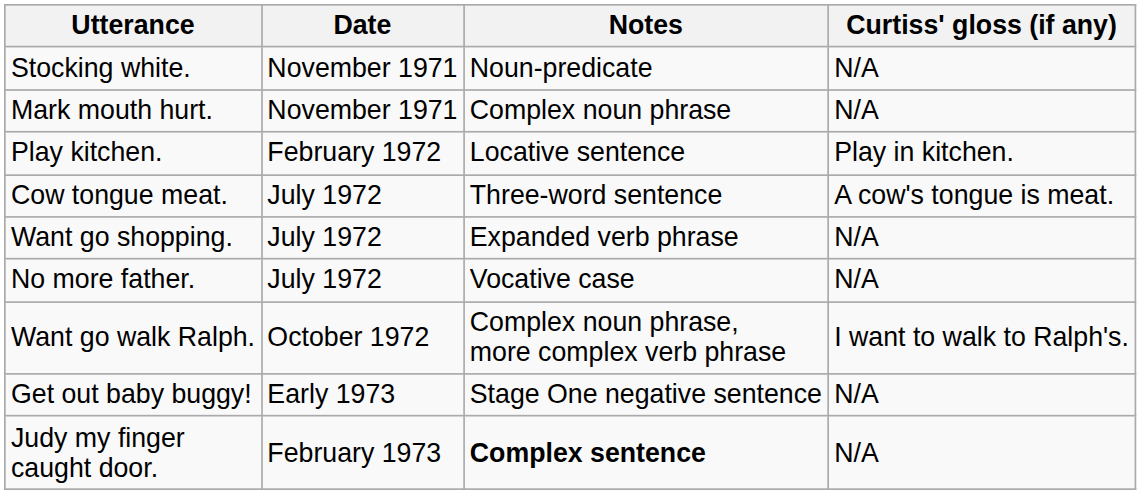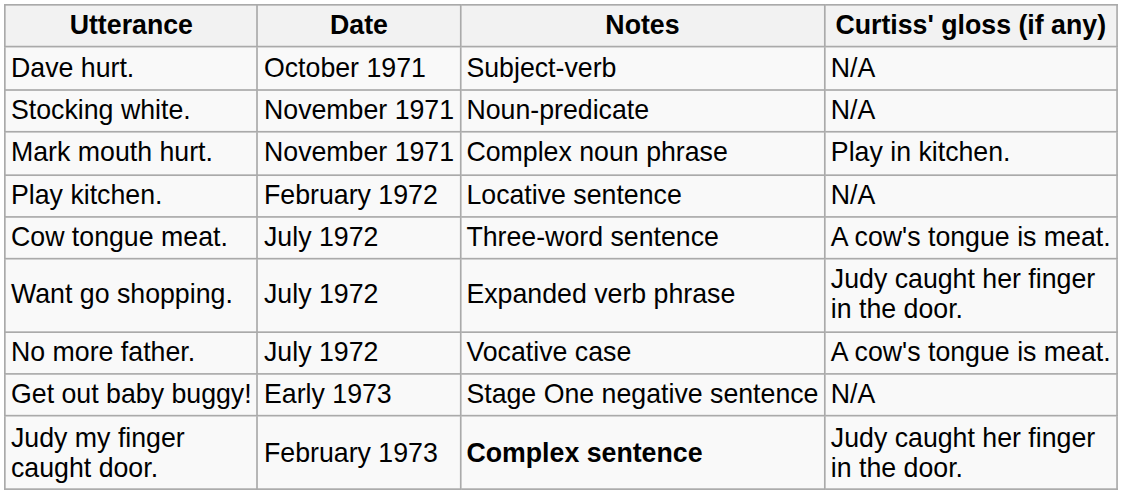+ row: (73, 68)
(856, 110) N/A -> (921, 152) Play in kitchen.
(924, 152) Play in kitchen. -> (853, 195) N/A
(856, 237) N/A -> (963, 294) Judy caught her finger in the door.
(856, 279) N/A -> (971, 352) A cow's tongue is meat.
- row: (133, 337)
(856, 452) N/A -> (963, 452) Judy caught her finger in the door.
